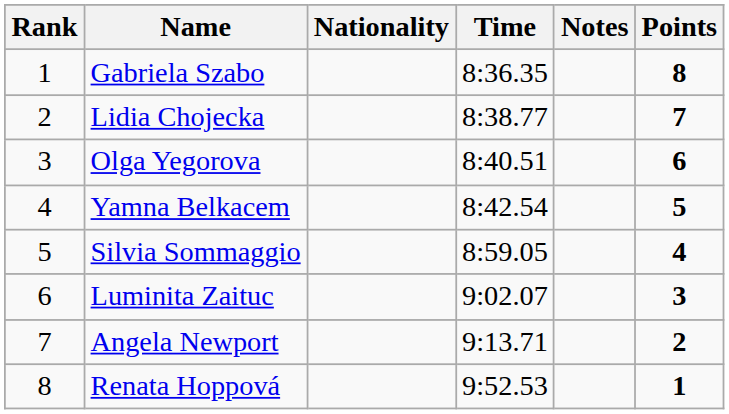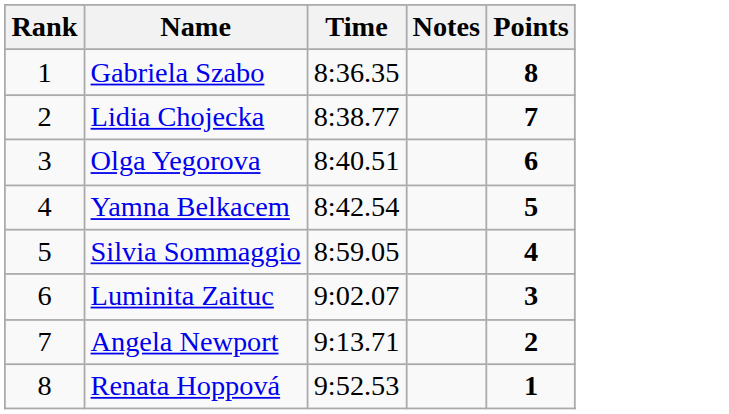- column: (381, 26)
